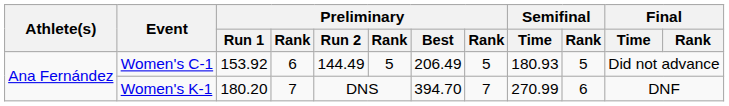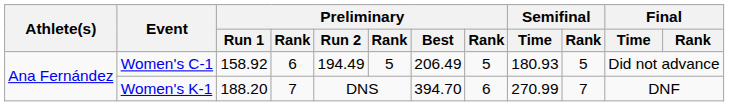(244, 64) 153.92 -> (244, 64) 158.92
(341, 64) 144.49 -> (341, 64) 194.49
(244, 89) 180.20 -> (244, 89) 188.20
(486, 89) 7 -> (486, 89) 6
(583, 89) 6 -> (583, 89) 7
